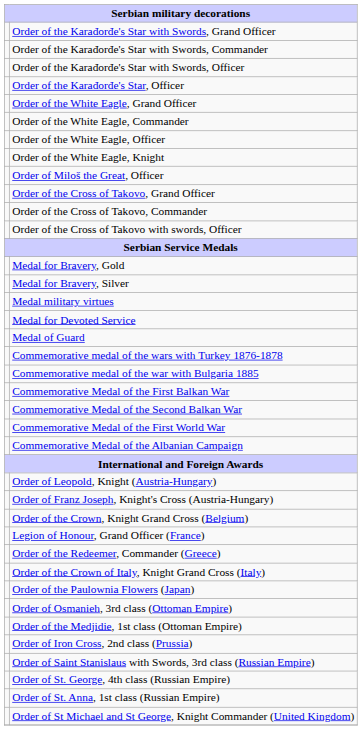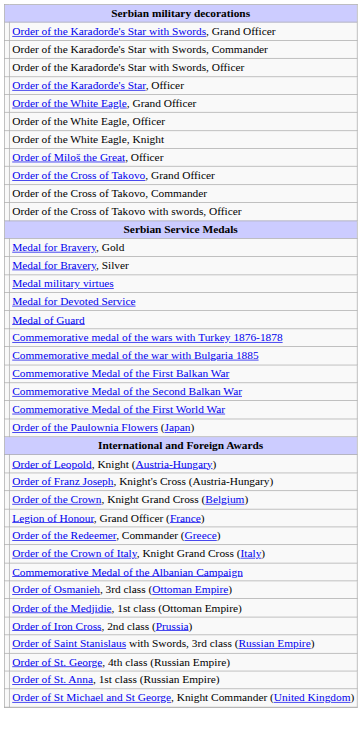- row: (100, 121)
rows swapped: (128, 445) <-> (103, 590)
